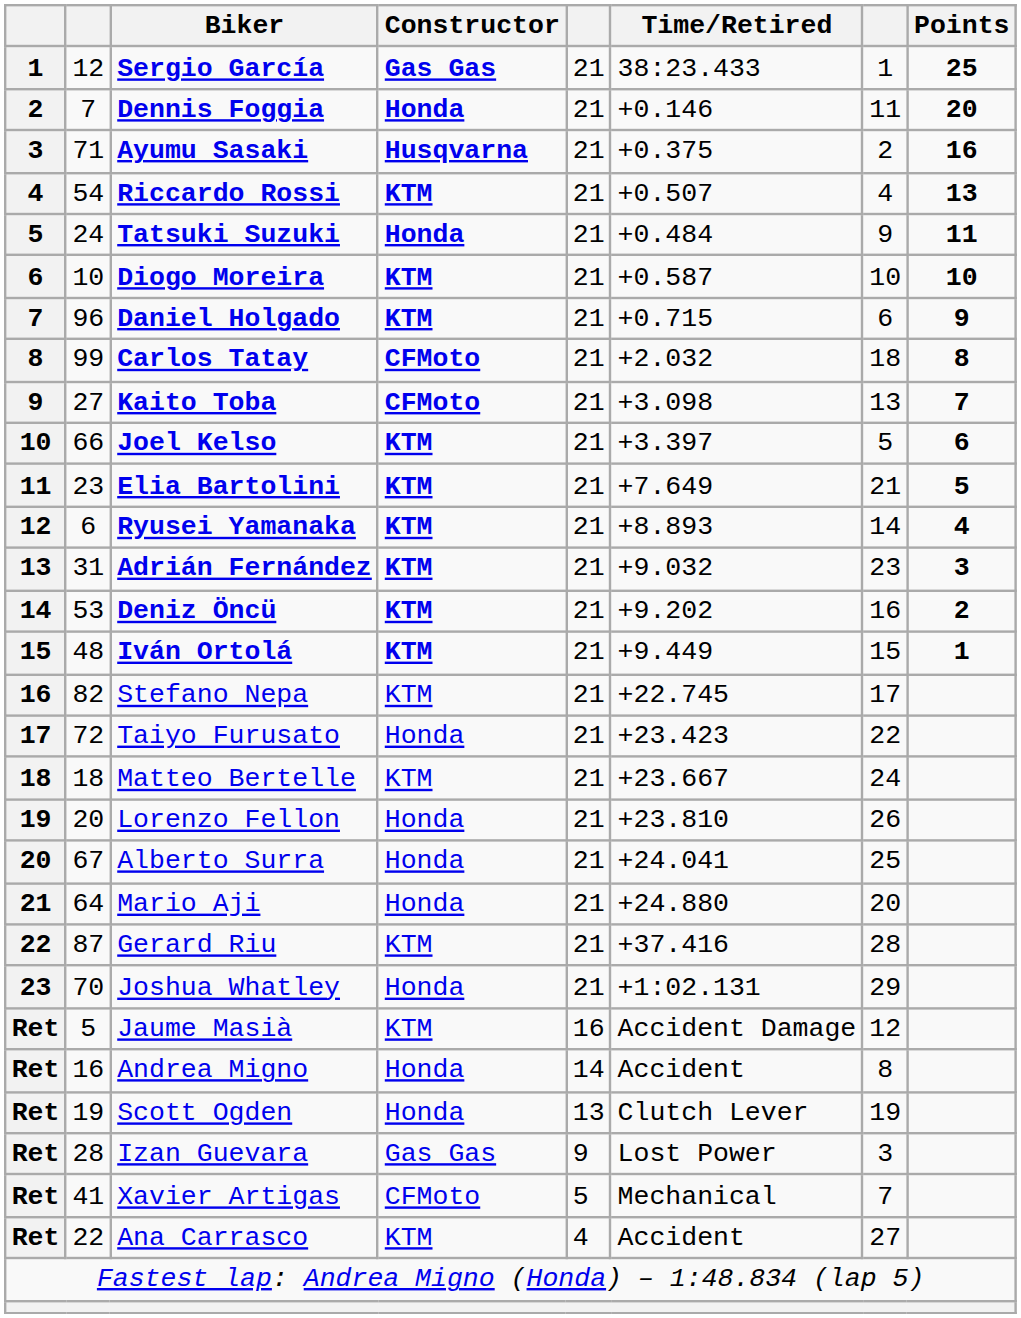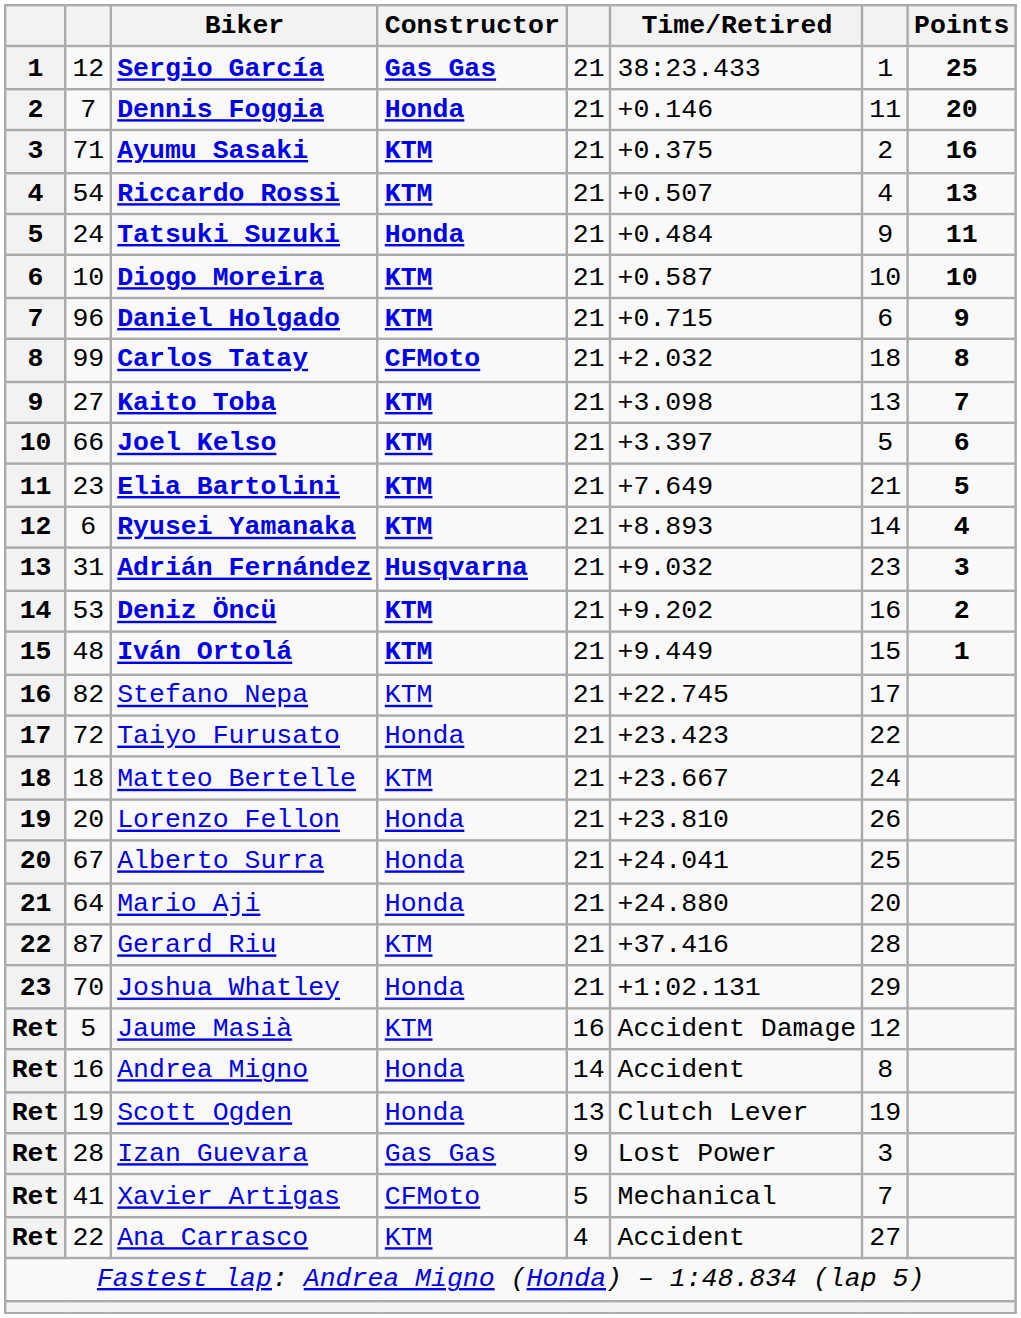(456, 151) Husqvarna -> (409, 151) KTM
(433, 402) CFMoto -> (409, 402) KTM
(409, 569) KTM -> (456, 569) Husqvarna
